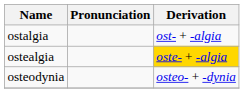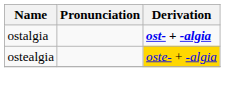(189, 35) normal -> (179, 35) bold
- row: (36, 77)
